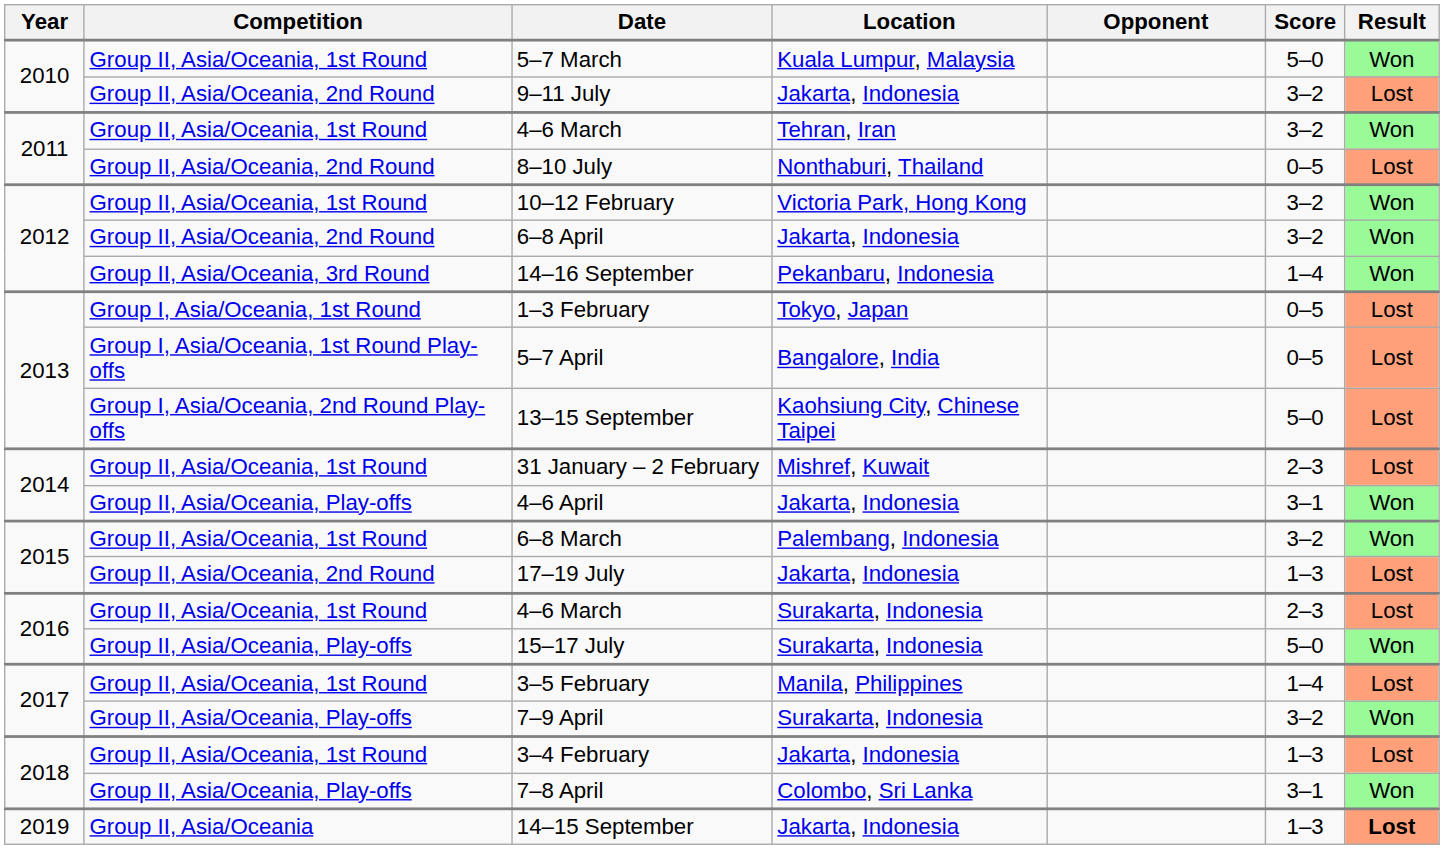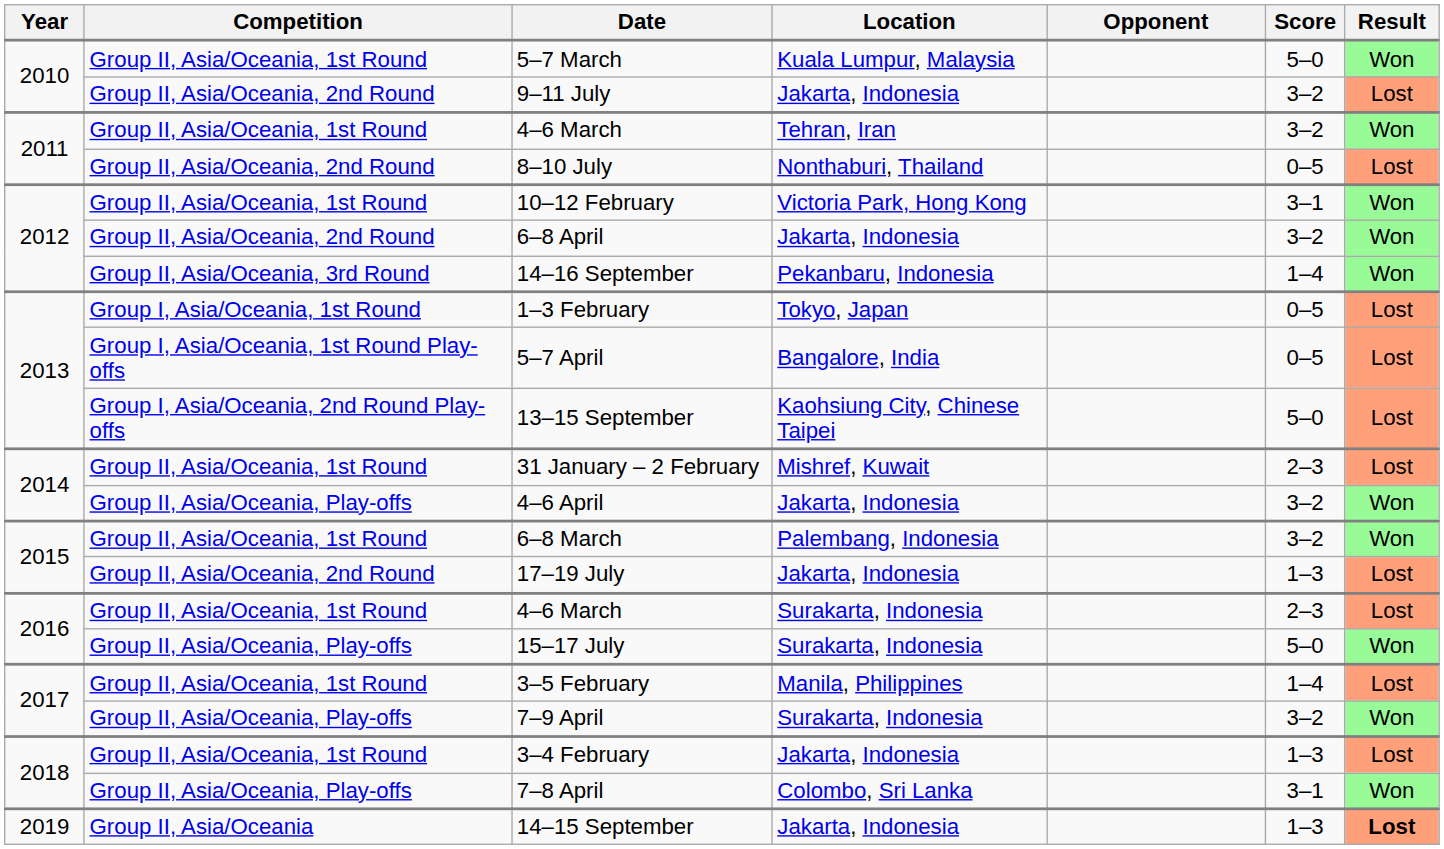(1305, 202) 3–2 -> (1305, 202) 3–1
(1305, 502) 3–1 -> (1305, 502) 3–2
